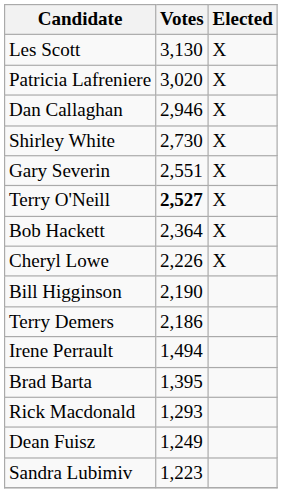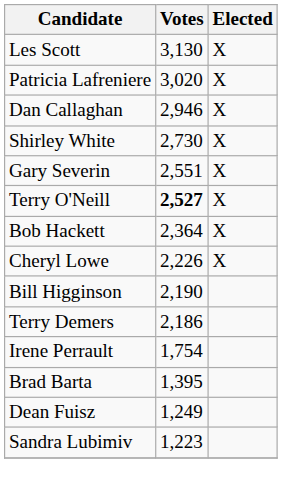(181, 351) 1,494 -> (181, 351) 1,754
- row: (72, 412)
